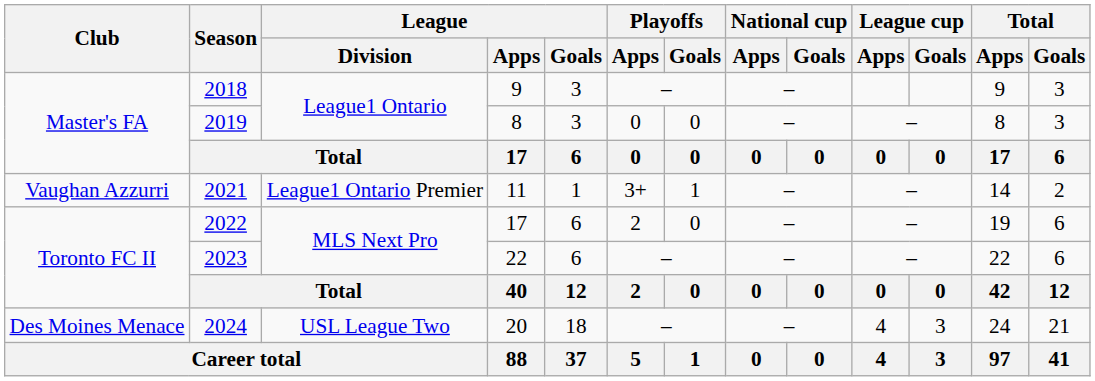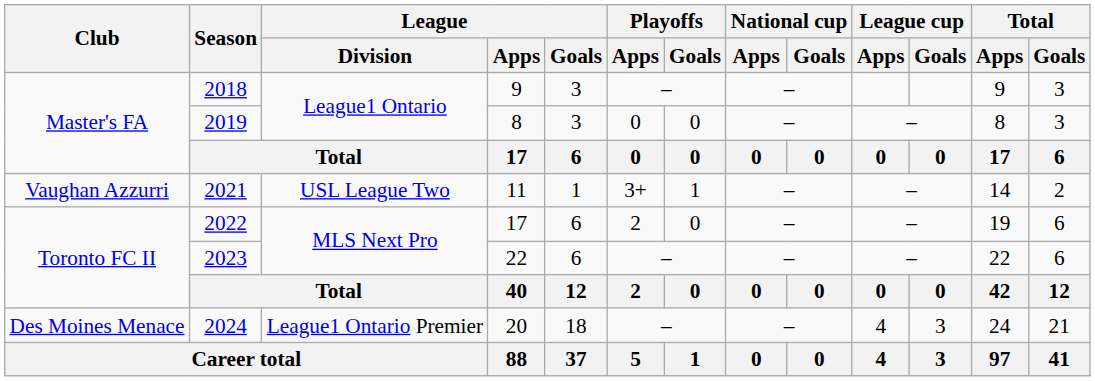(375, 190) League1 Ontario Premier -> (375, 190) USL League Two
(375, 325) USL League Two -> (375, 325) League1 Ontario Premier
